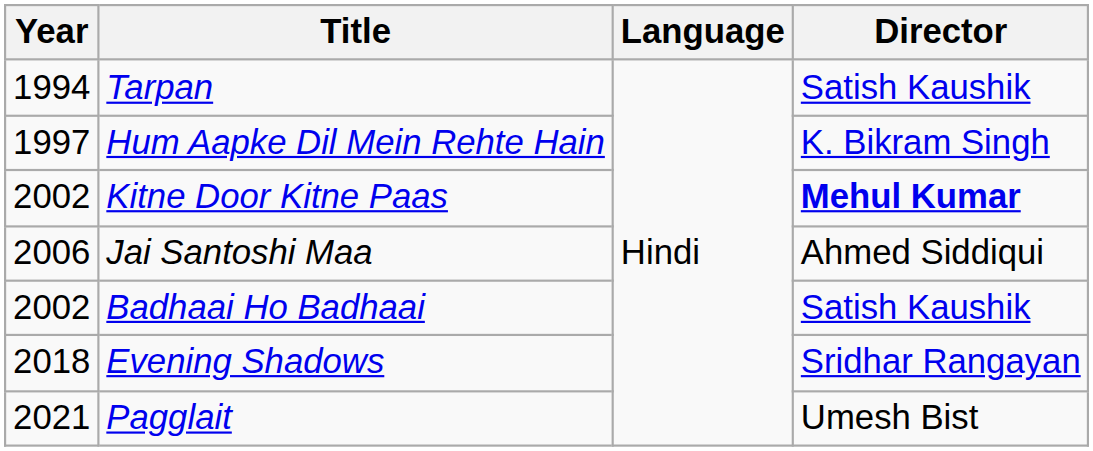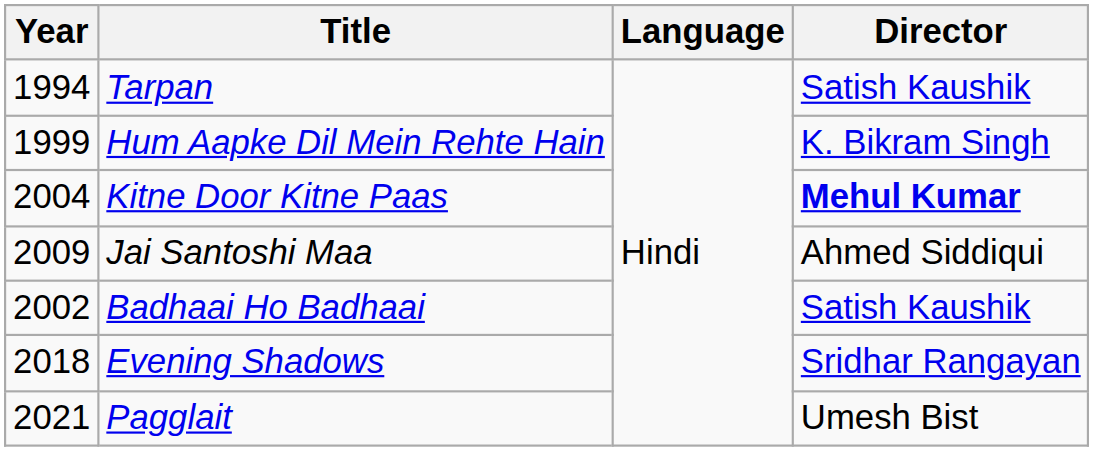(52, 142) 1997 -> (52, 142) 1999
(52, 197) 2002 -> (52, 197) 2004
(52, 252) 2006 -> (52, 252) 2009
